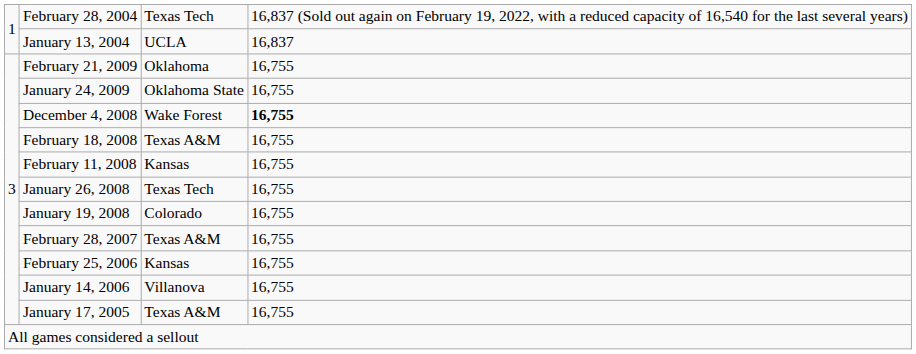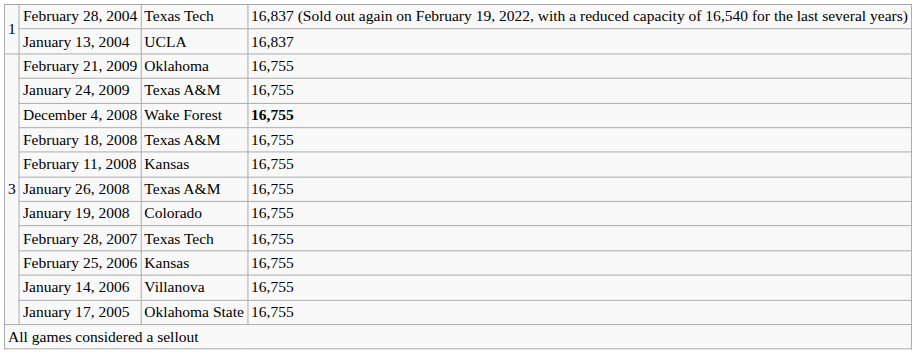(194, 90) Oklahoma State -> (182, 90) Texas A&M
(179, 189) Texas Tech -> (182, 189) Texas A&M
(182, 238) Texas A&M -> (179, 238) Texas Tech
(182, 312) Texas A&M -> (194, 312) Oklahoma State
